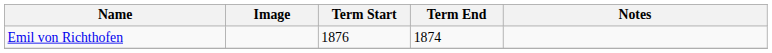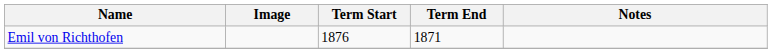(427, 37) 1874 -> (427, 37) 1871
